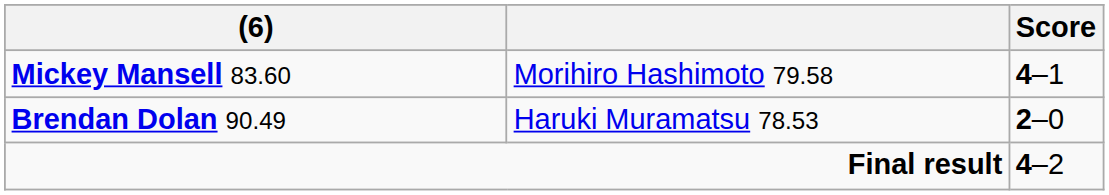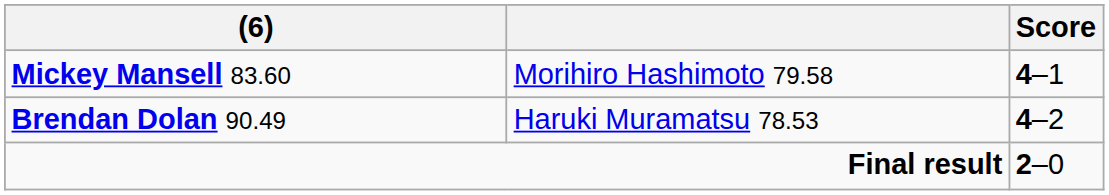(1040, 119) 2–0 -> (1040, 119) 4–2
(1040, 165) 4–2 -> (1040, 165) 2–0
